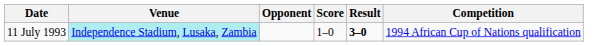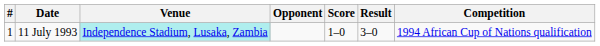+ column: (10, 13)
(358, 31) bold -> (369, 31) normal
